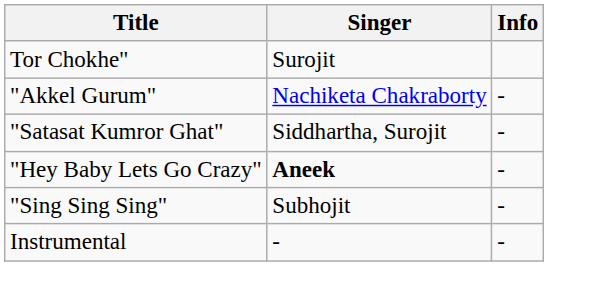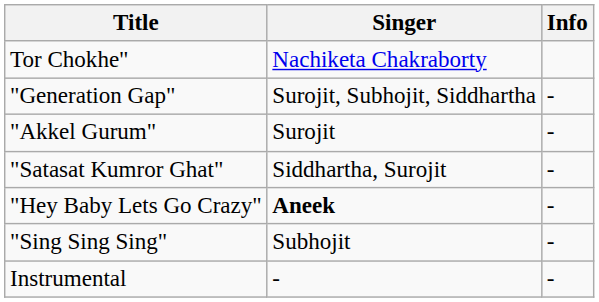(304, 59) Surojit -> (380, 59) Nachiketa Chakraborty
+ row: (93, 95)
(380, 95) Nachiketa Chakraborty -> (304, 132) Surojit
